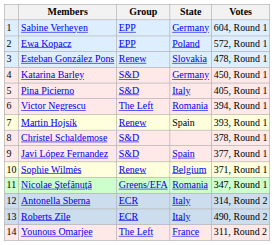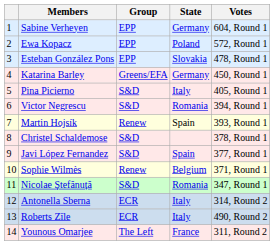(133, 59) Renew -> (127, 59) EPP
(129, 75) S&D -> (143, 75) Greens/EFA
(136, 106) The Left -> (129, 106) S&D
(143, 185) Greens/EFA -> (129, 185) S&D
